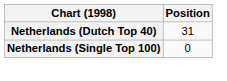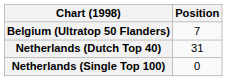+ row: (88, 31)
